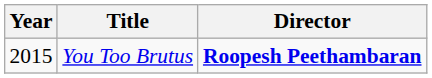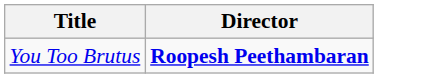- column: (31, 21)
